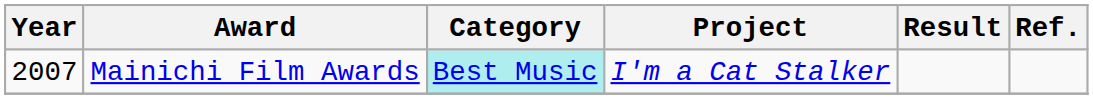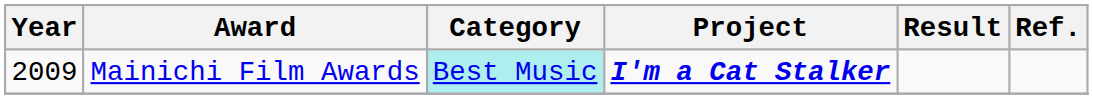(45, 72) 2007 -> (45, 72) 2009
(750, 72) normal -> (750, 72) bold
